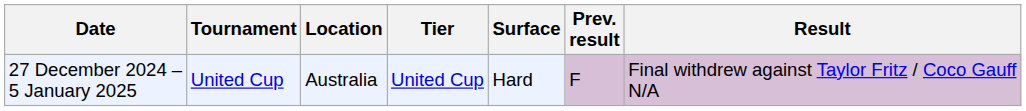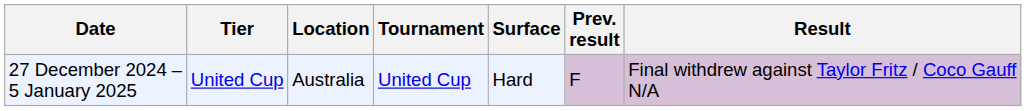columns swapped: (244, 29) <-> (437, 29)
